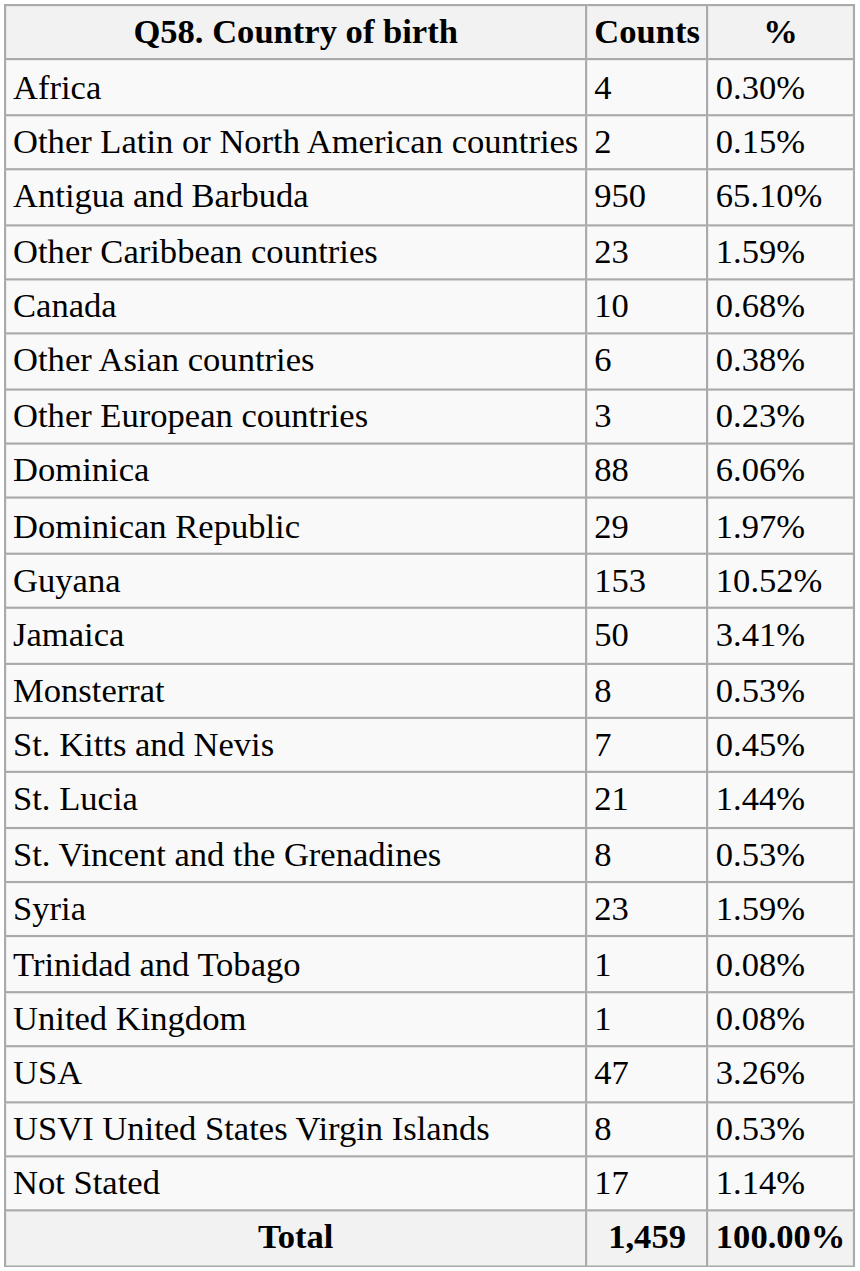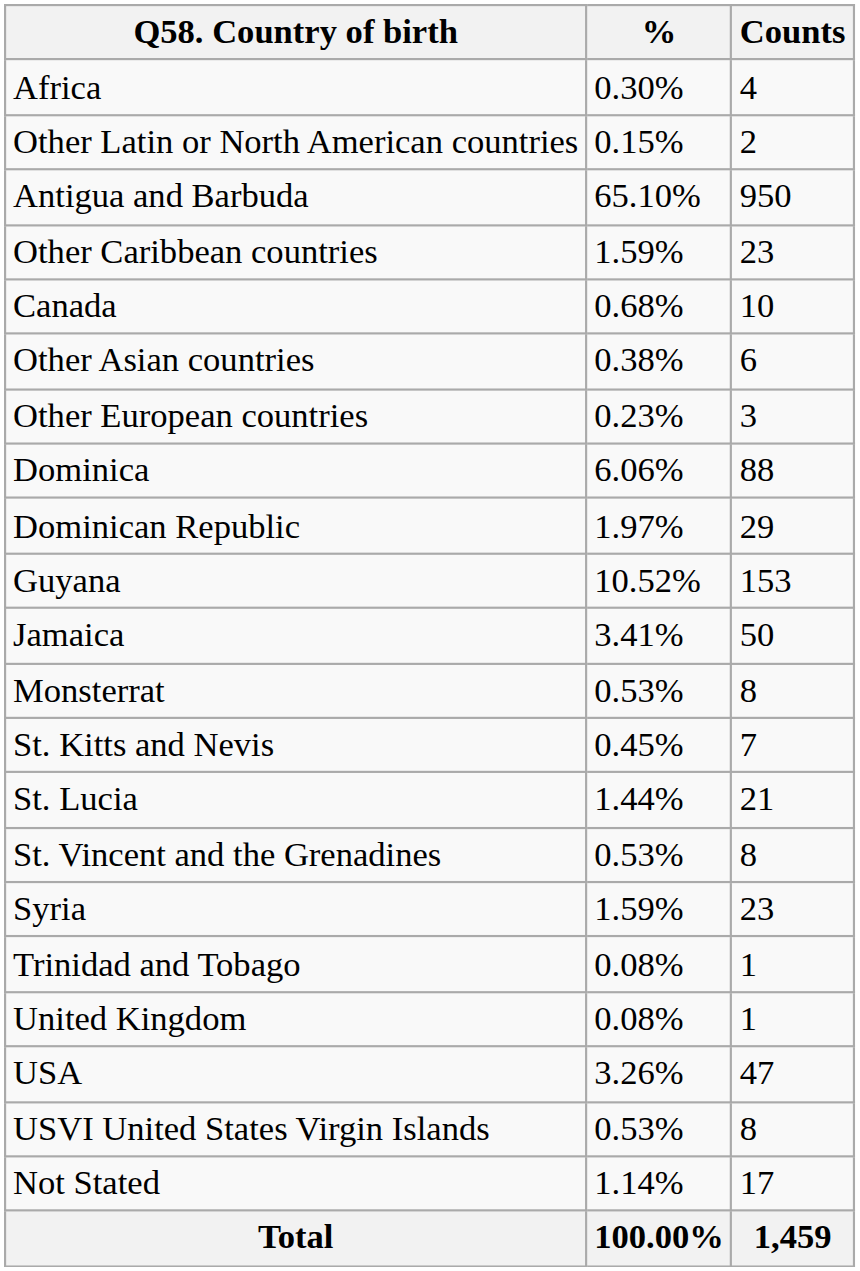columns swapped: (647, 31) <-> (781, 31)
